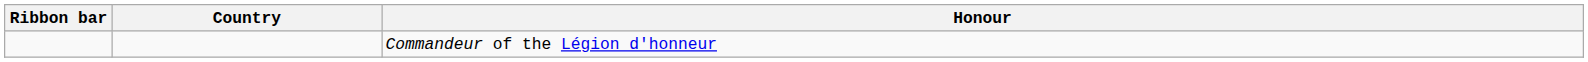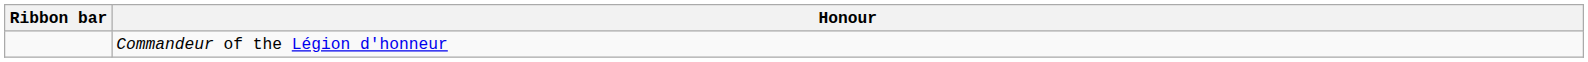- column: (247, 18)
